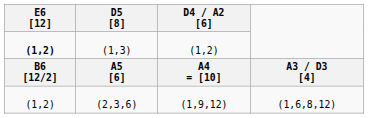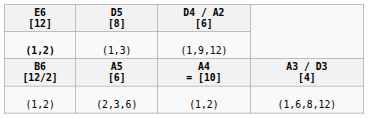(204, 51) (1,2) -> (204, 51) (1,9,12)
(204, 105) (1,9,12) -> (204, 105) (1,2)
